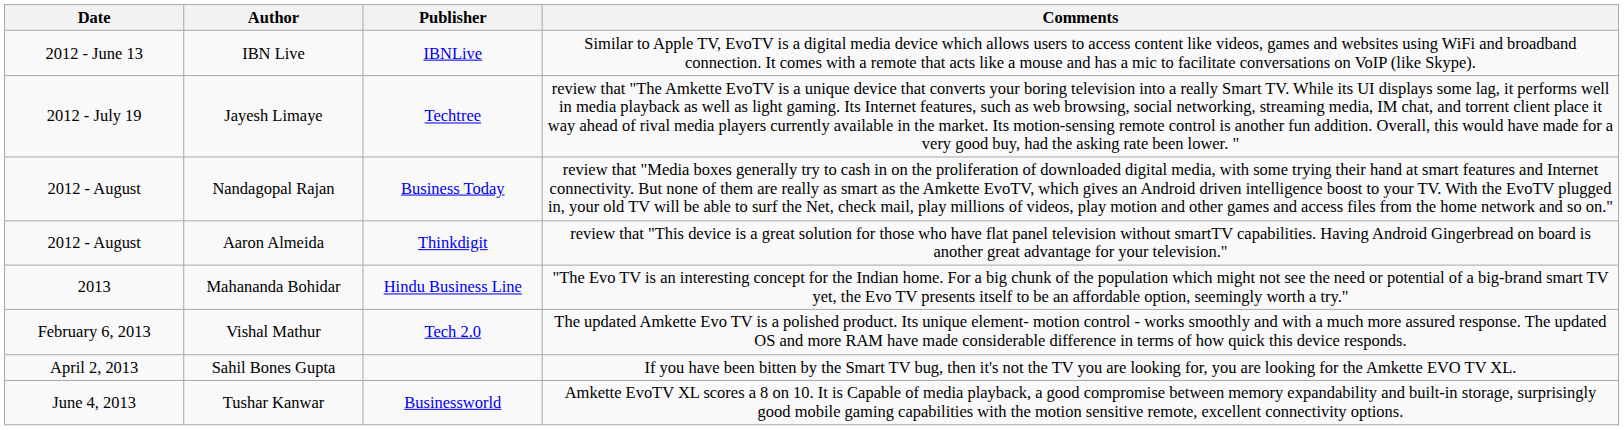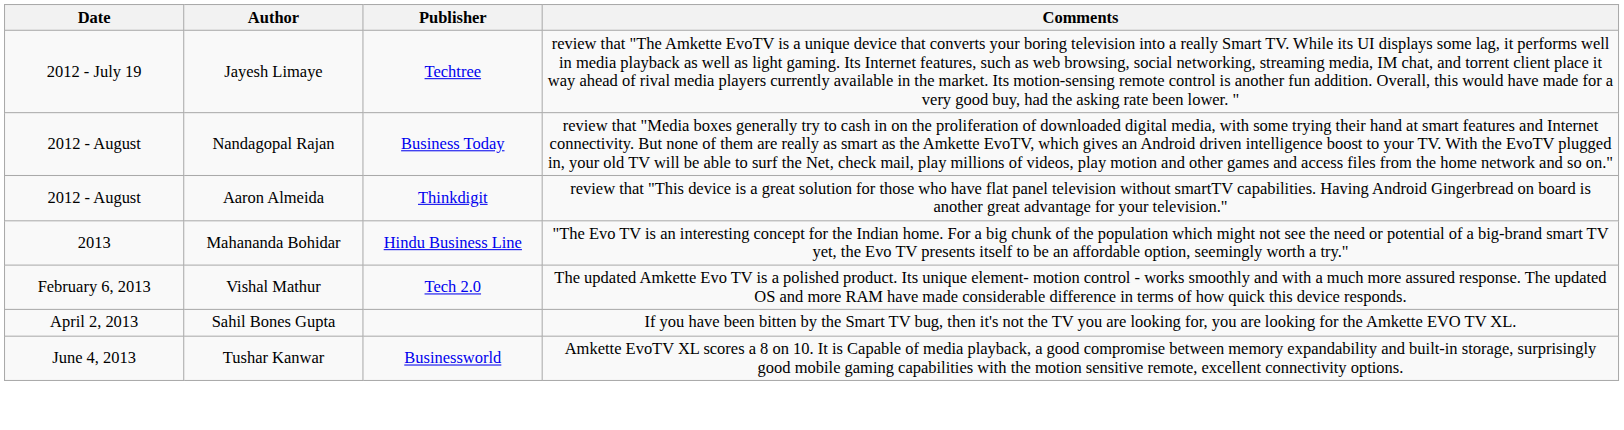- row: (273, 52)
